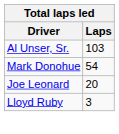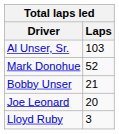(92, 66) 54 -> (92, 66) 52
+ row: (39, 84)
